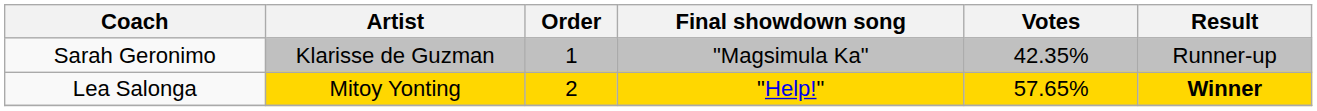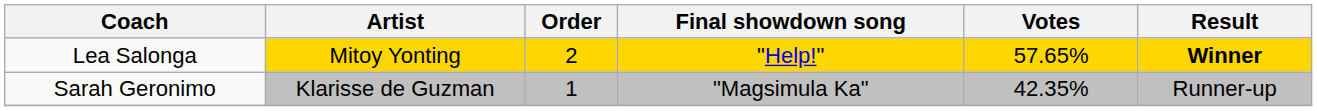rows swapped: (135, 55) <-> (135, 89)
